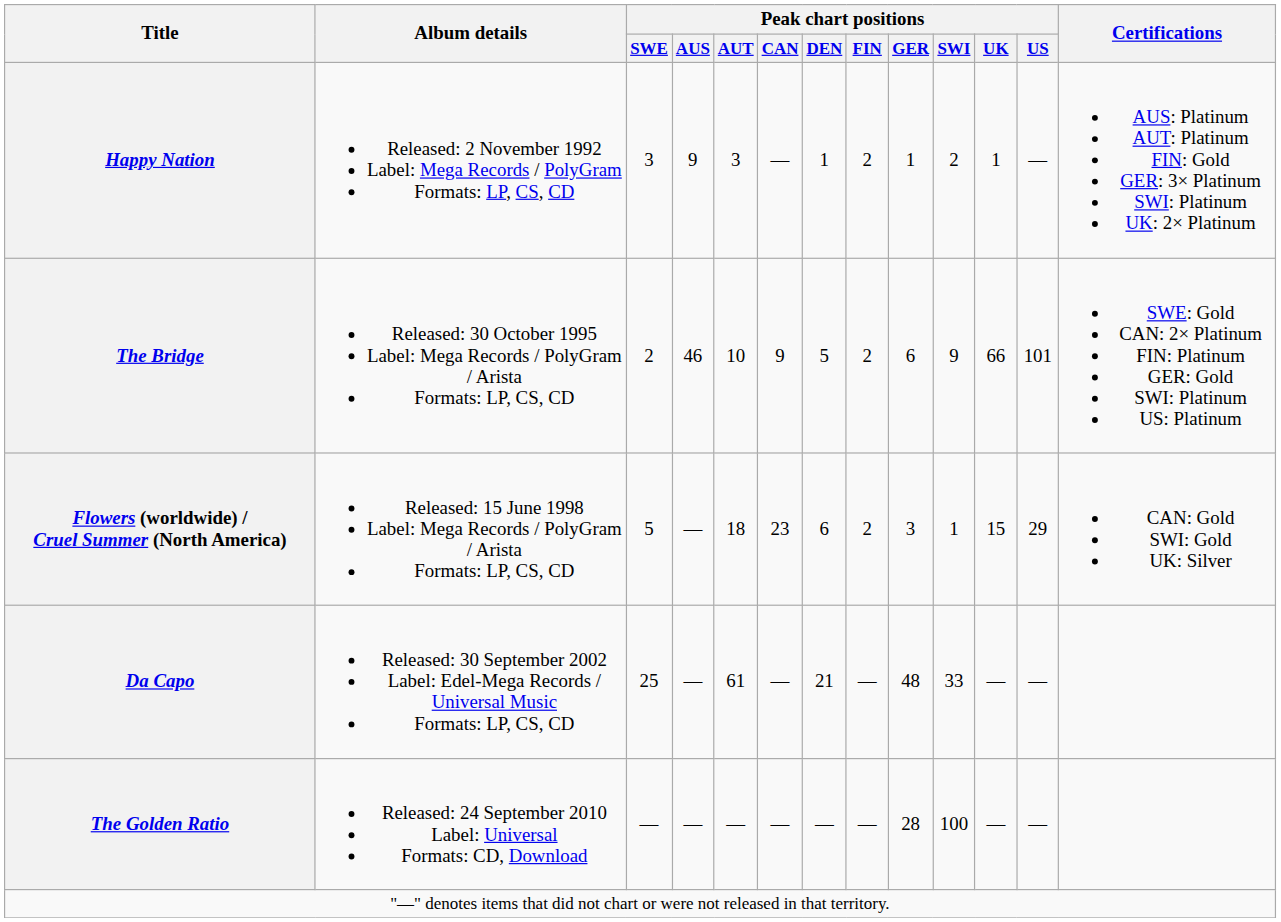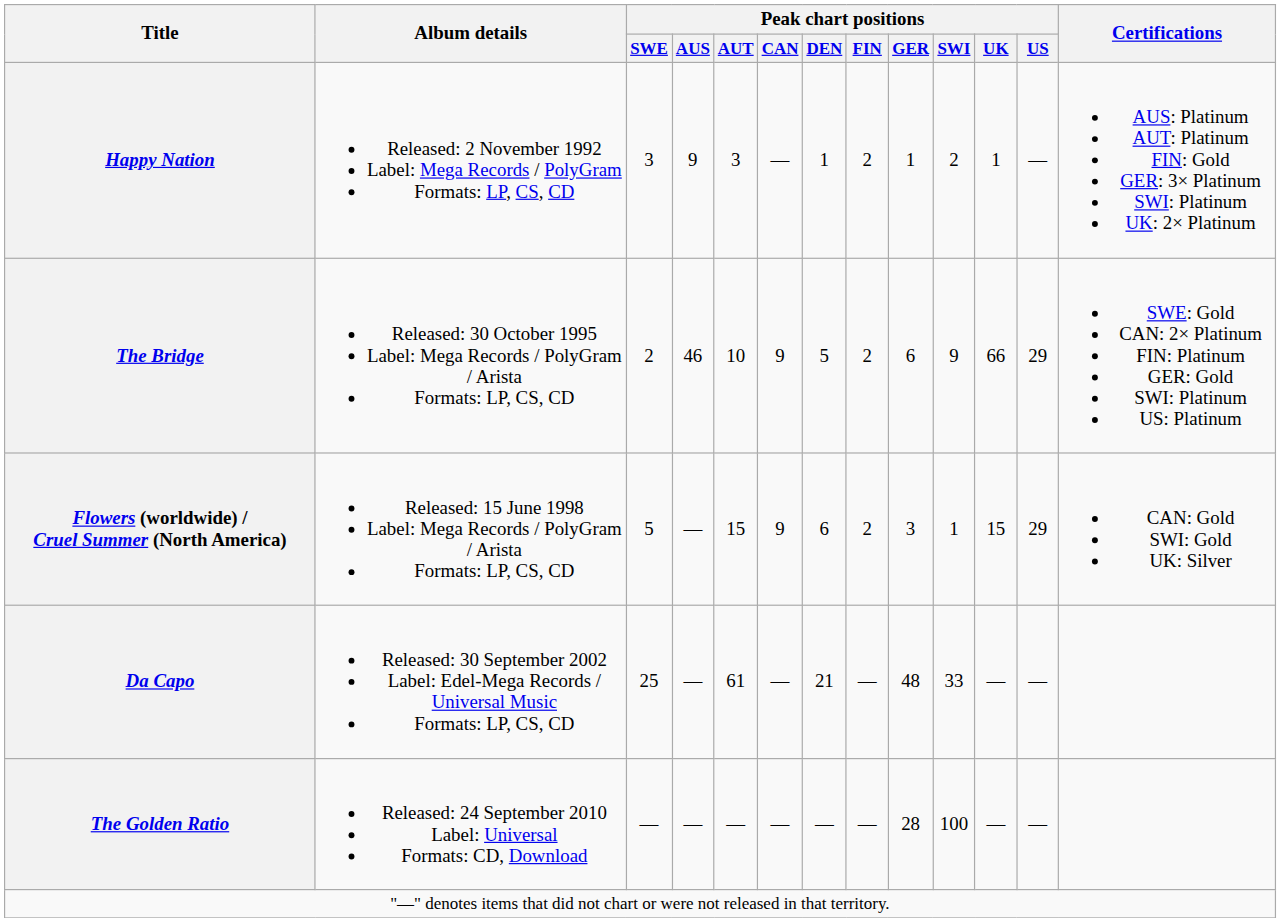(1038, 355) 101 -> (1038, 355) 29
(736, 529) 18 -> (736, 529) 15
(780, 529) 23 -> (780, 529) 9
